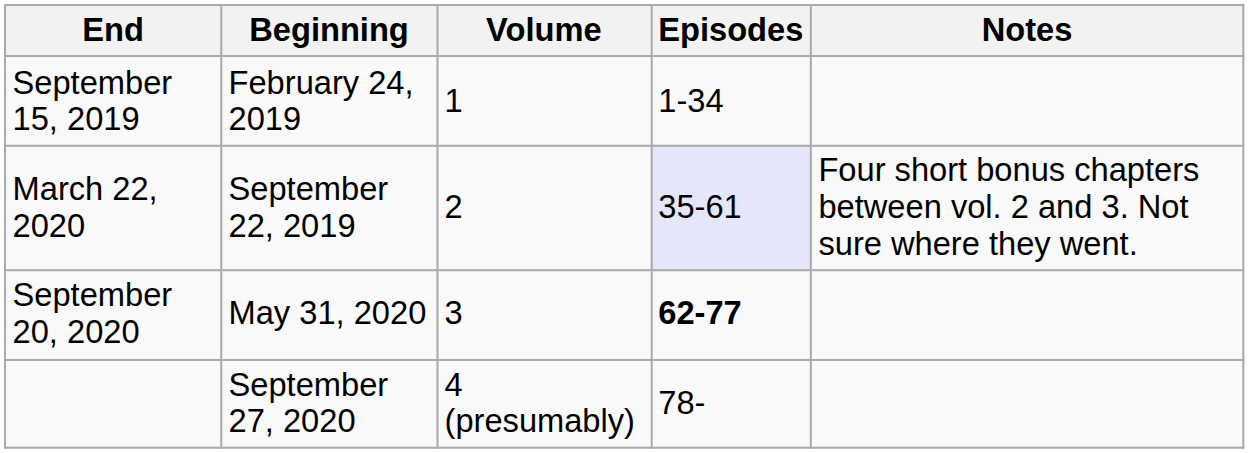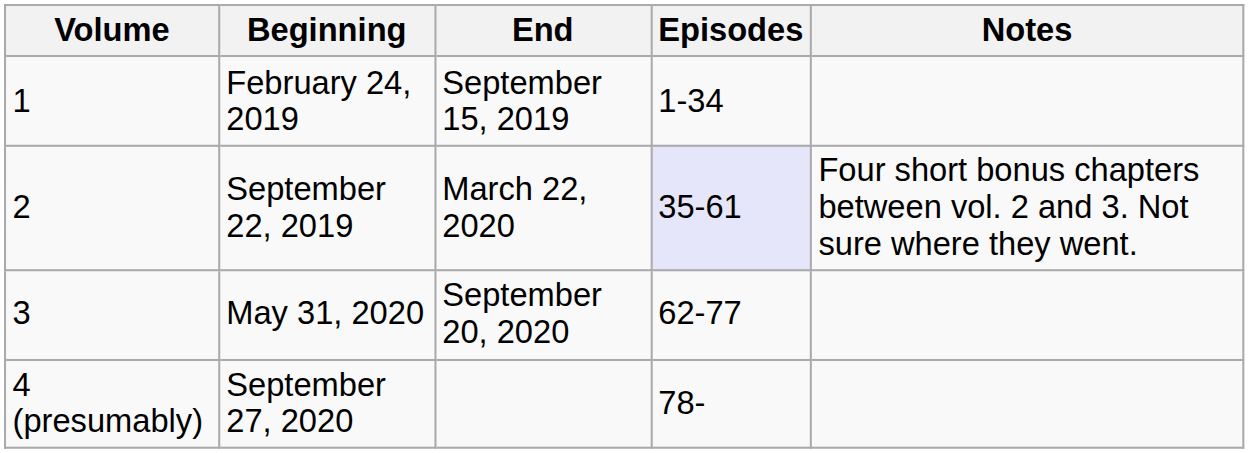columns swapped: (544, 30) <-> (113, 30)
(700, 314) bold -> (700, 314) normal
